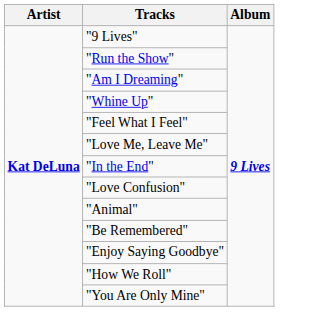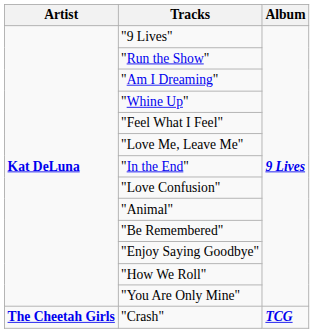+ row: (143, 317)
